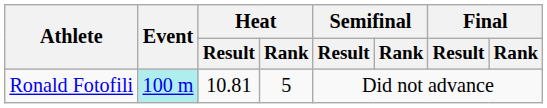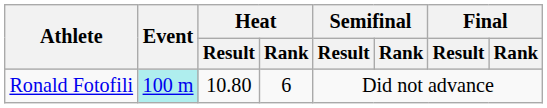(229, 86) 10.81 -> (229, 86) 10.80
(286, 86) 5 -> (286, 86) 6
